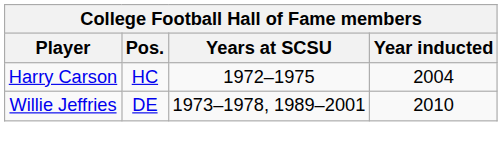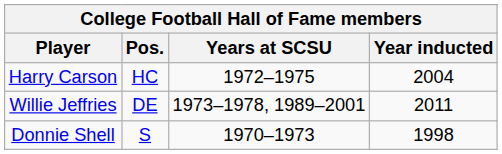(434, 105) 2010 -> (434, 105) 2011
+ row: (63, 134)
